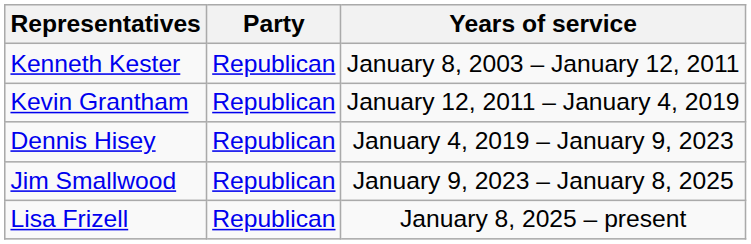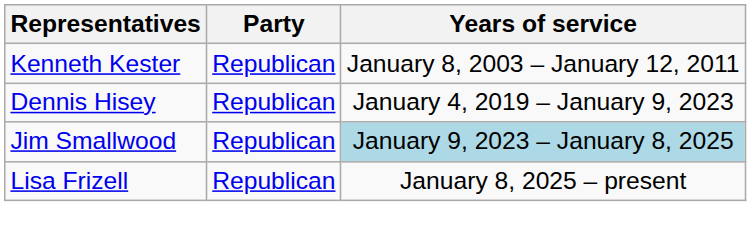- row: (99, 102)
(543, 180) no background -> (543, 141) lightblue background
